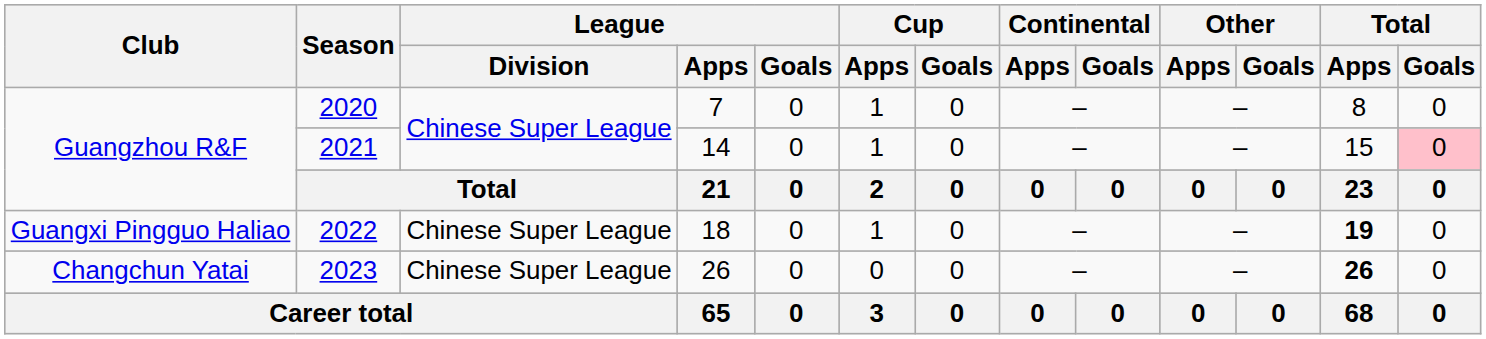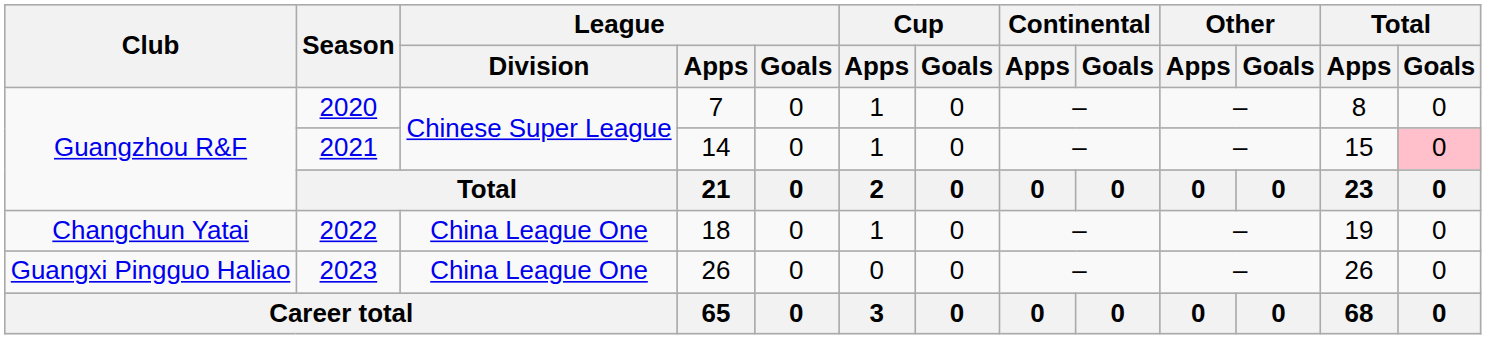(151, 230) Guangxi Pingguo Haliao -> (151, 230) Changchun Yatai
(539, 230) Chinese Super League -> (539, 230) China League One
(1359, 230) bold -> (1359, 230) normal
(151, 271) Changchun Yatai -> (151, 271) Guangxi Pingguo Haliao
(539, 271) Chinese Super League -> (539, 271) China League One
(1359, 271) bold -> (1359, 271) normal
